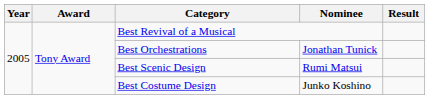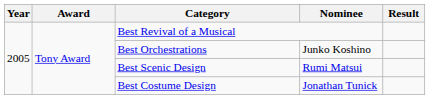(340, 49) Jonathan Tunick -> (337, 49) Junko Koshino
(337, 85) Junko Koshino -> (340, 85) Jonathan Tunick
